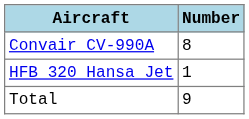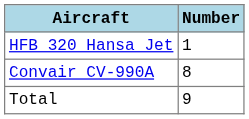rows swapped: (82, 46) <-> (91, 73)
